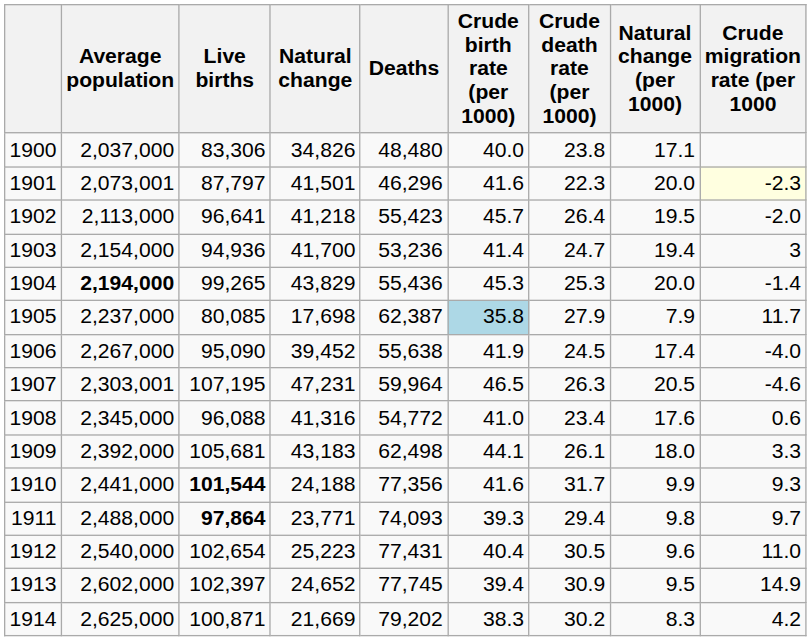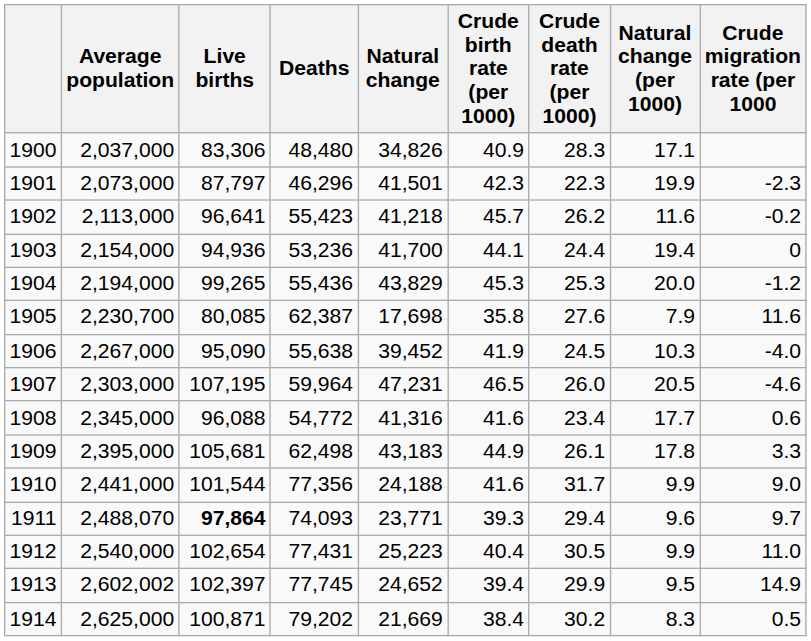columns swapped: (404, 68) <-> (315, 68)
(503, 149) 40.0 -> (503, 149) 40.9
(585, 149) 23.8 -> (585, 149) 28.3
(127, 183) 2,073,001 -> (127, 183) 2,073,000
(503, 183) 41.6 -> (503, 183) 42.3
(674, 183) 20.0 -> (674, 183) 19.9
(783, 183) lightyellow background -> (783, 183) no background
(585, 216) 26.4 -> (585, 216) 26.2
(674, 216) 19.5 -> (675, 216) 11.6
(783, 216) -2.0 -> (783, 216) -0.2
(503, 250) 41.4 -> (503, 250) 44.1
(585, 250) 24.7 -> (585, 250) 24.4
(795, 250) 3 -> (795, 250) 0
(127, 283) bold -> (127, 283) normal
(783, 283) -1.4 -> (783, 283) -1.2
(127, 317) 2,237,000 -> (127, 317) 2,230,700
(503, 317) lightblue background -> (503, 317) no background
(585, 317) 27.9 -> (585, 317) 27.6
(781, 317) 11.7 -> (781, 317) 11.6
(674, 350) 17.4 -> (674, 350) 10.3
(127, 384) 2,303,001 -> (127, 384) 2,303,000
(585, 384) 26.3 -> (585, 384) 26.0
(503, 417) 41.0 -> (503, 417) 41.6
(674, 417) 17.6 -> (674, 417) 17.7
(127, 451) 2,392,000 -> (127, 451) 2,395,000
(503, 451) 44.1 -> (503, 451) 44.9
(674, 451) 18.0 -> (674, 451) 17.8
(227, 484) bold -> (227, 484) normal
(786, 484) 9.3 -> (786, 484) 9.0
(127, 518) 2,488,000 -> (127, 518) 2,488,070
(680, 518) 9.8 -> (680, 518) 9.6
(680, 551) 9.6 -> (680, 551) 9.9
(127, 585) 2,602,000 -> (127, 585) 2,602,002
(585, 585) 30.9 -> (585, 585) 29.9
(503, 618) 38.3 -> (503, 618) 38.4
(786, 618) 4.2 -> (786, 618) 0.5
